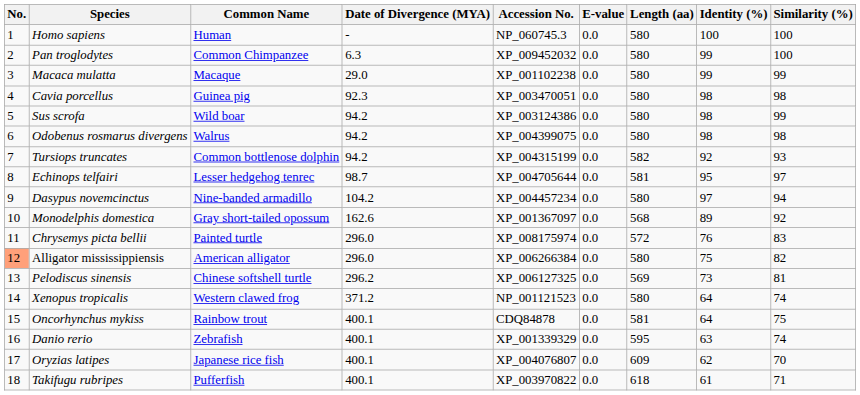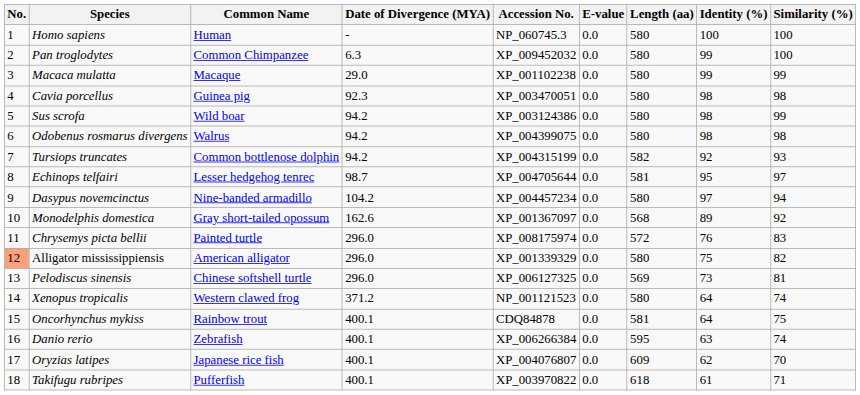(536, 258) XP_006266384 -> (536, 258) XP_001339329
(360, 278) 296.2 -> (360, 278) 296.0
(536, 339) XP_001339329 -> (536, 339) XP_006266384
